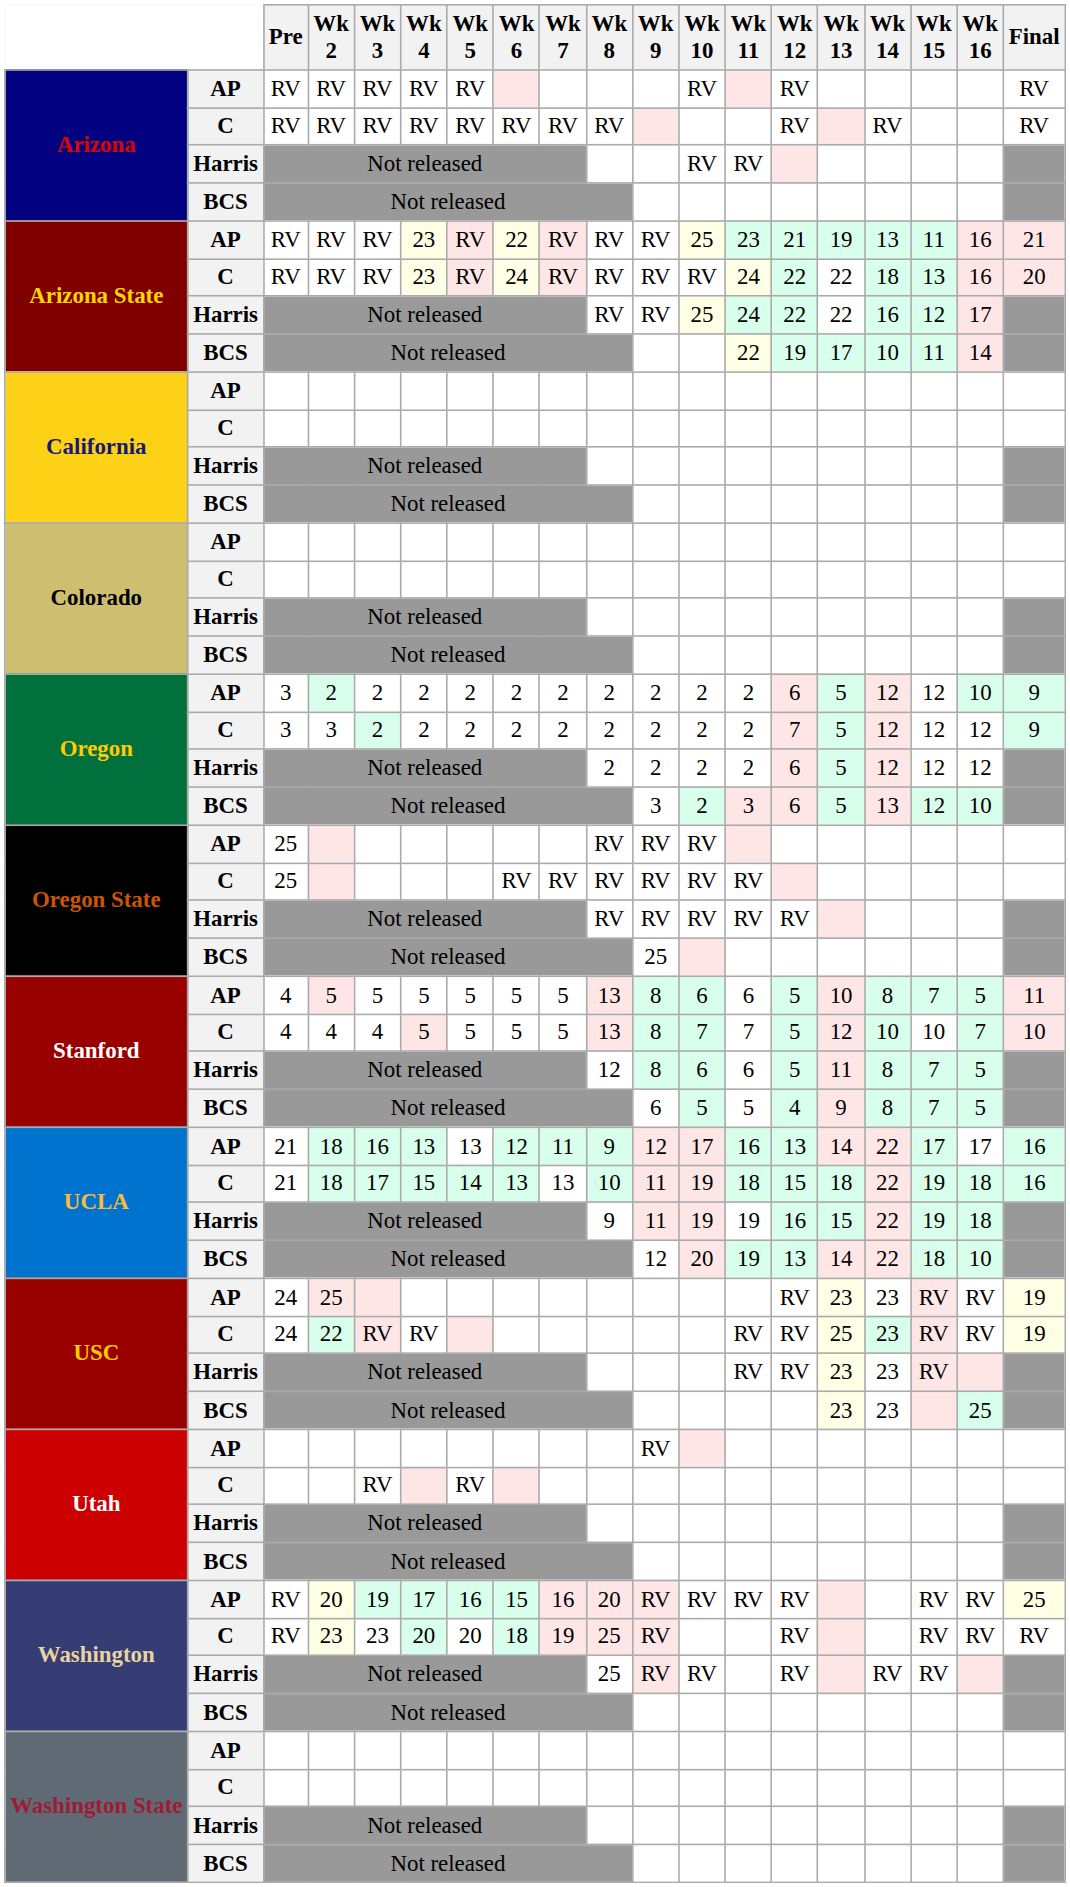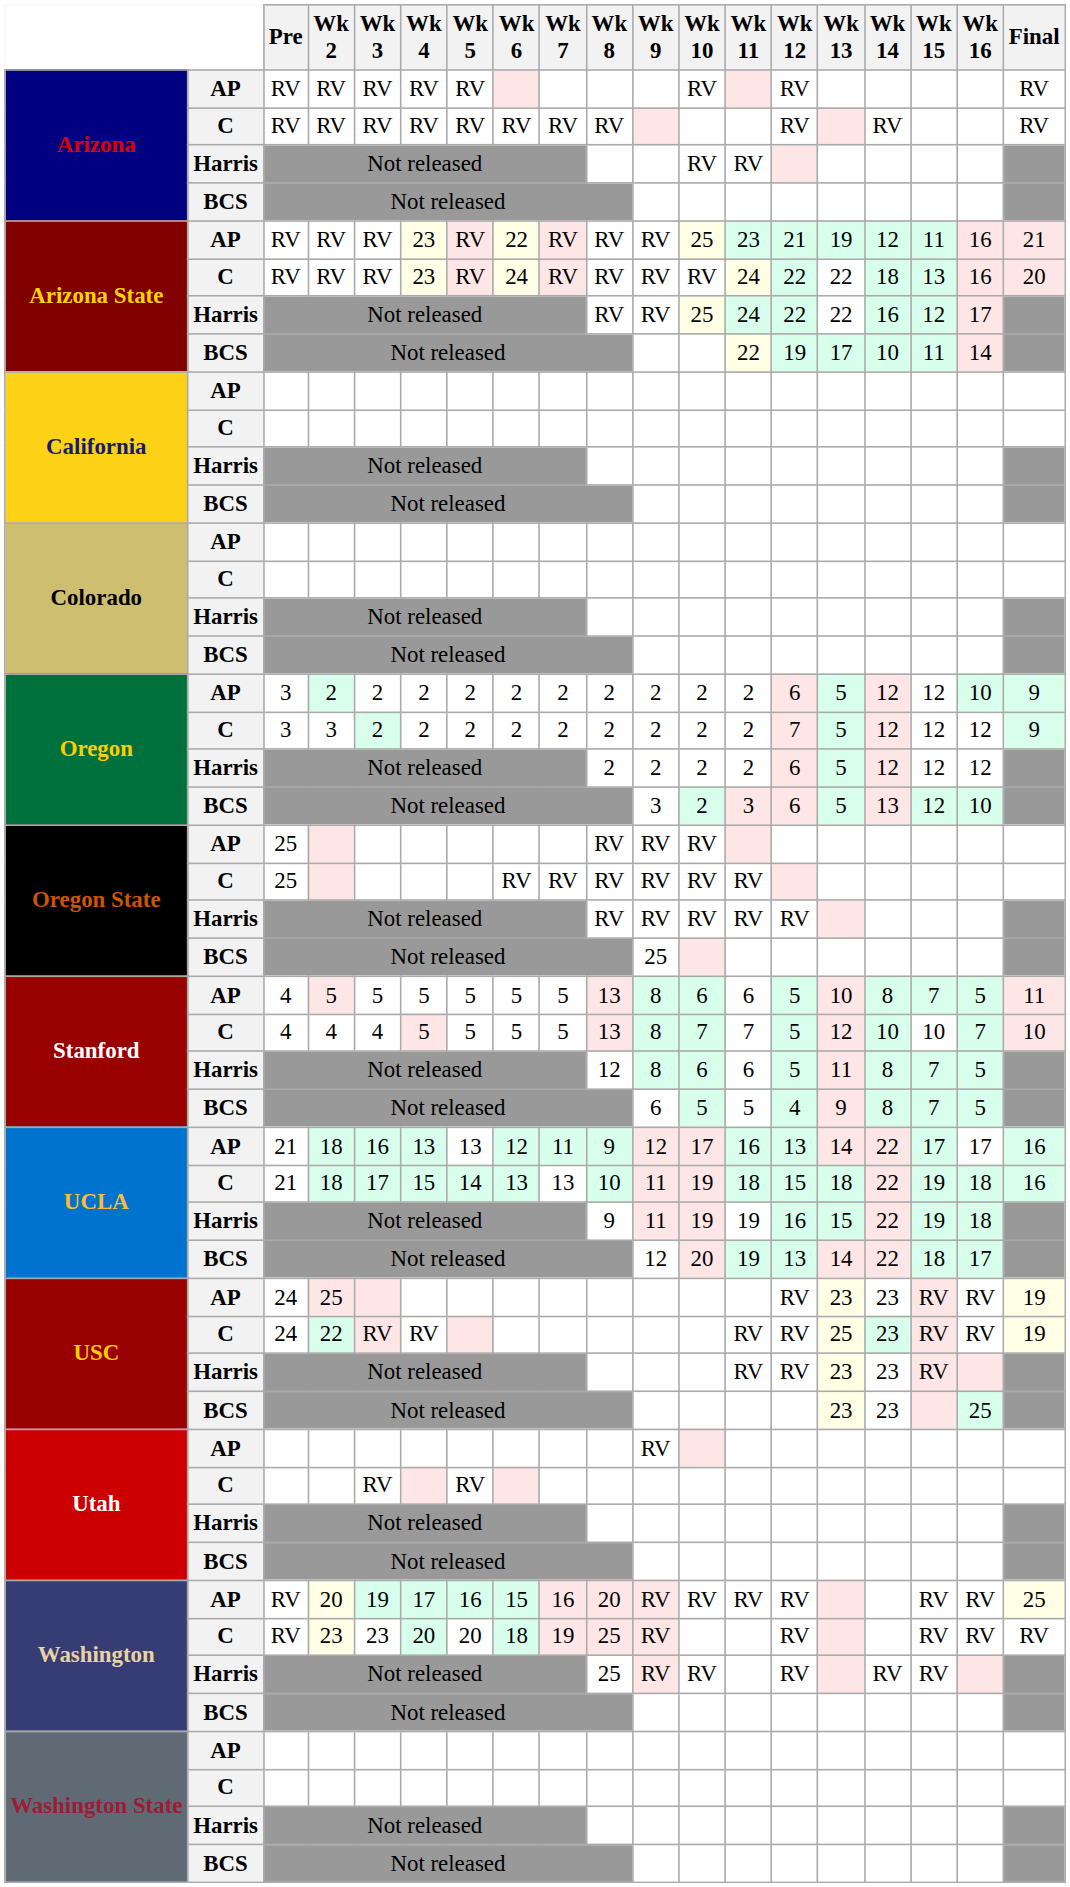(887, 239) 13 -> (887, 239) 12
(980, 1259) 10 -> (980, 1259) 17
